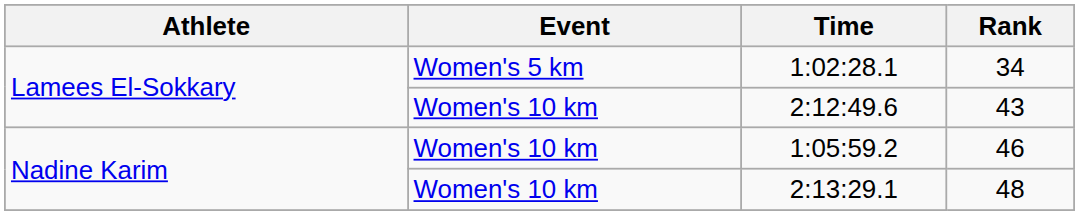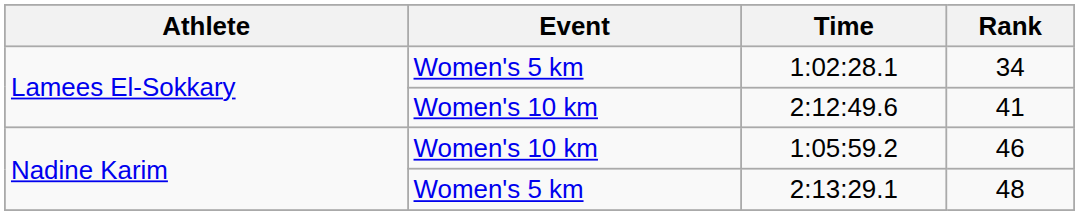(1010, 108) 43 -> (1010, 108) 41
(506, 190) Women's 10 km -> (499, 190) Women's 5 km
